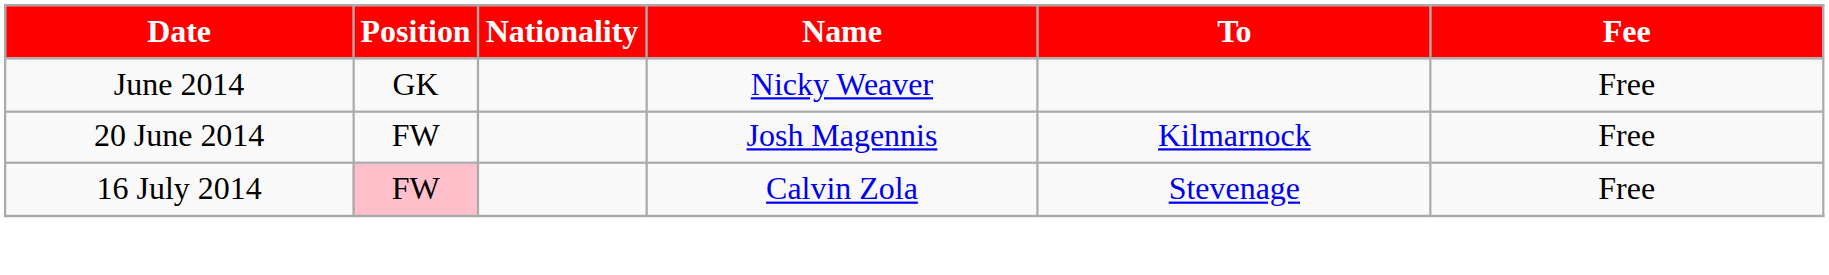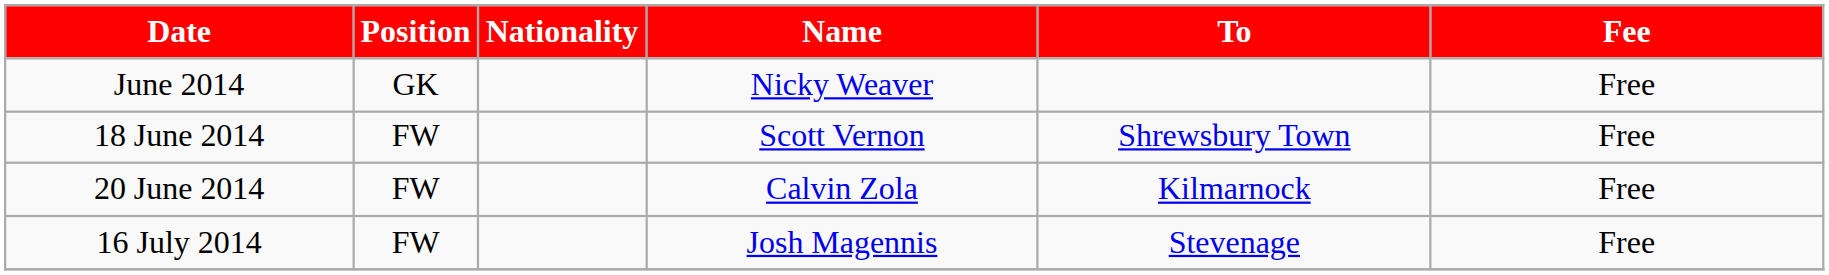+ row: (179, 136)
(842, 136) Josh Magennis -> (842, 189) Calvin Zola
(416, 189) pink background -> (416, 242) no background
(842, 189) Calvin Zola -> (842, 242) Josh Magennis
